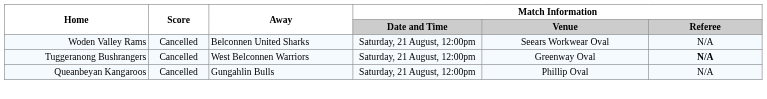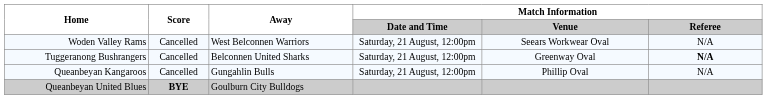(260, 42) Belconnen United Sharks -> (260, 42) West Belconnen Warriors
(260, 57) West Belconnen Warriors -> (260, 57) Belconnen United Sharks
+ row: (96, 87)
